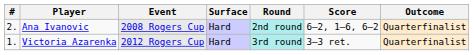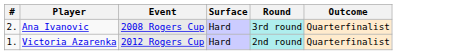- column: (343, 12)
(277, 27) 2nd round -> (277, 27) 3rd round
(277, 42) 3rd round -> (277, 42) 2nd round
